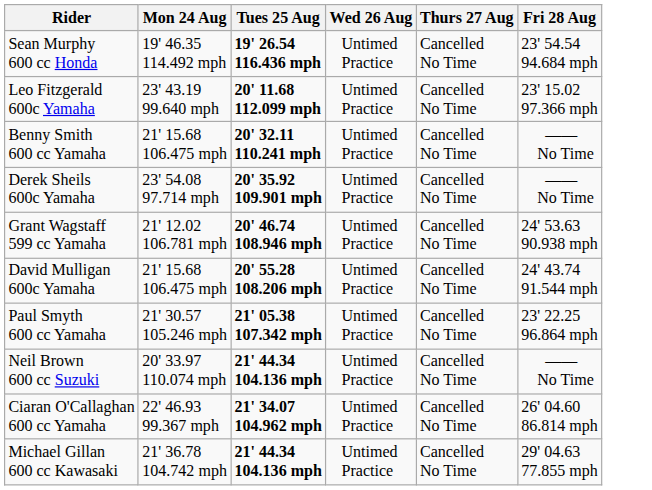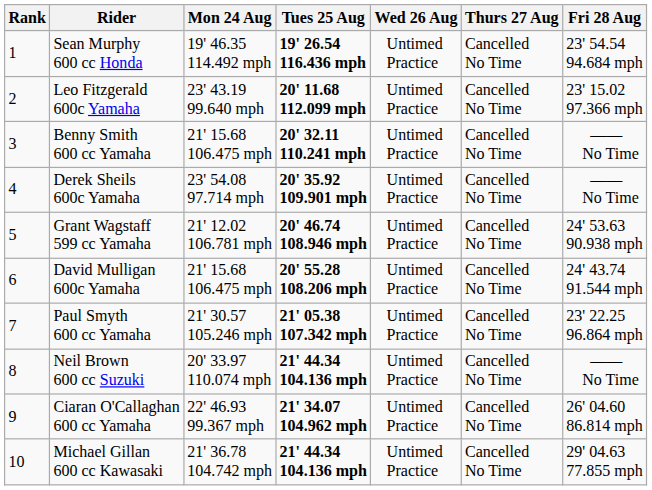+ column: (27, 17)
